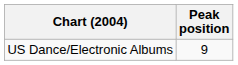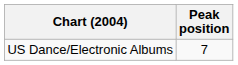(204, 49) 9 -> (204, 49) 7
